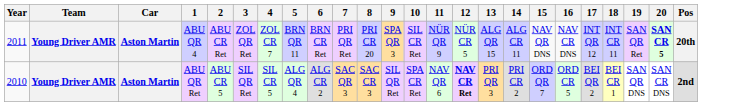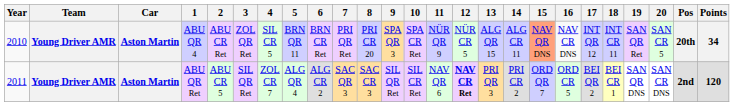+ column: (713, 13)
(17, 41) 2011 -> (17, 41) 2010
(270, 41) ZOL CR 7 -> (270, 41) SIL CR 5
(415, 41) SIL CR Ret -> (415, 41) SPA CR Ret
(542, 41) no background -> (542, 41) lightsalmon background
(661, 41) bold -> (661, 41) normal
(17, 82) 2010 -> (17, 82) 2011
(270, 82) SIL CR 5 -> (270, 82) ZOL CR 7
(415, 82) SPA CR Ret -> (415, 82) SIL CR Ret
